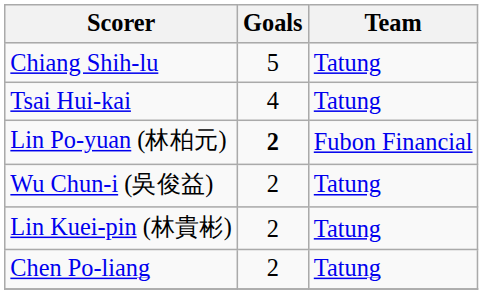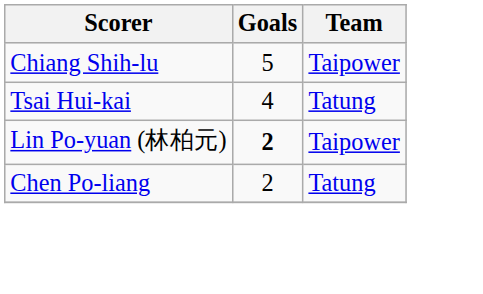(347, 62) Tatung -> (354, 62) Taipower
(393, 141) Fubon Financial -> (354, 141) Taipower
- row: (112, 184)
- row: (121, 227)
